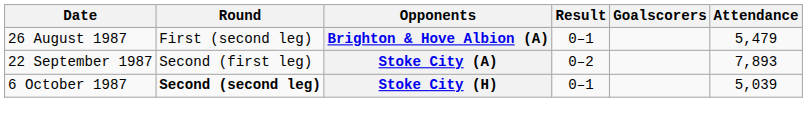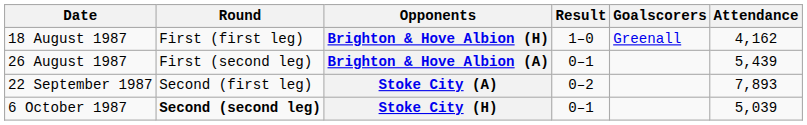+ row: (438, 39)
(756, 39) 5,479 -> (756, 62) 5,439
